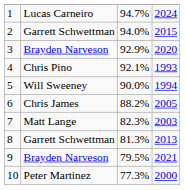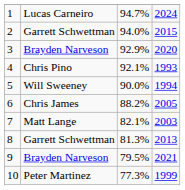(135, 121) 82.3% -> (135, 121) 82.1%
(166, 175) 2000 -> (166, 175) 1999
